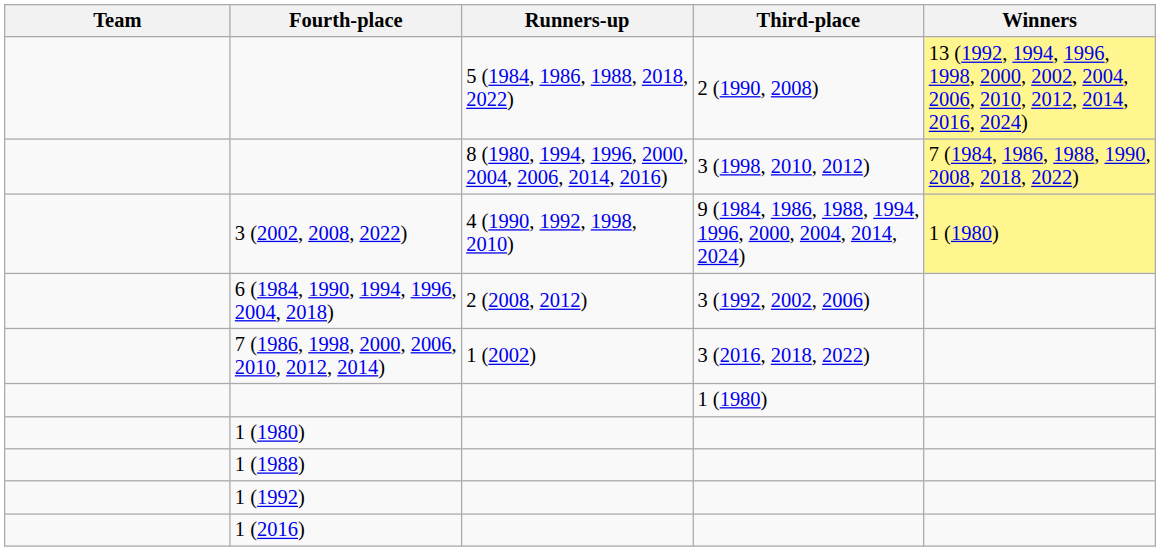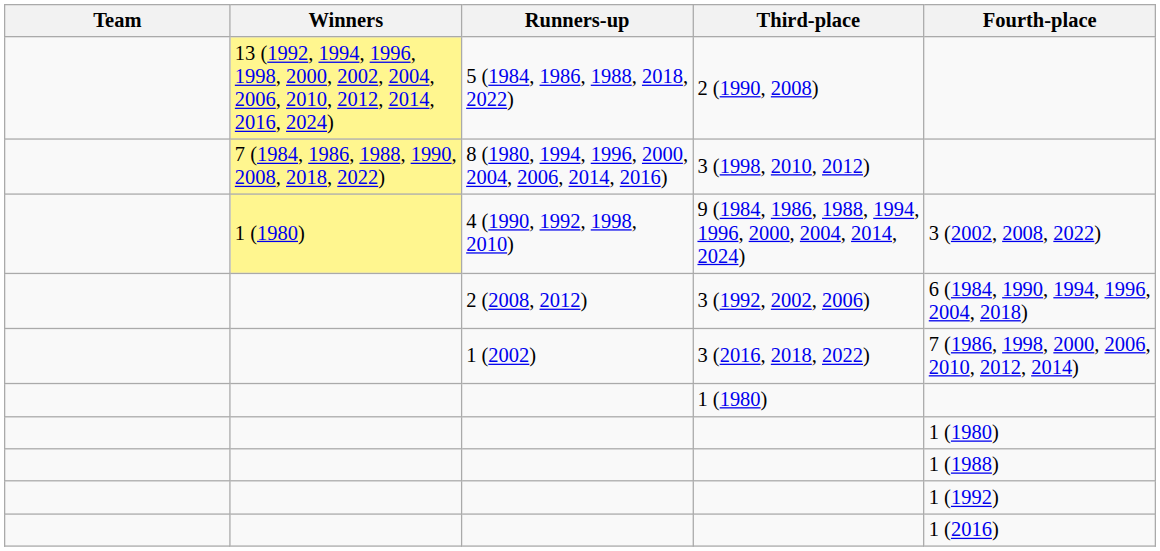columns swapped: (1040, 20) <-> (346, 20)
